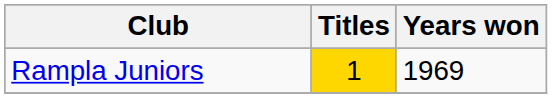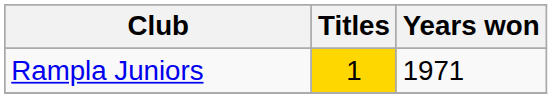(433, 70) 1969 -> (433, 70) 1971
